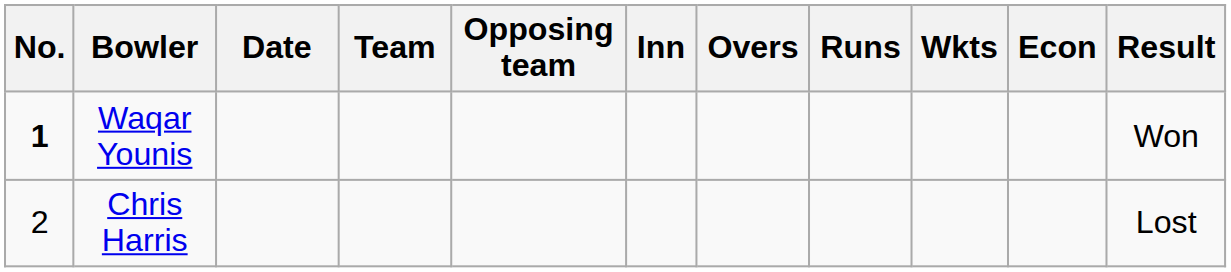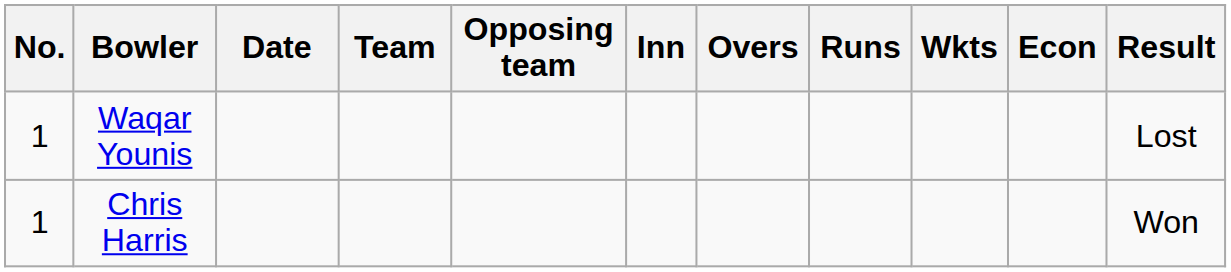(40, 135) bold -> (40, 135) normal
(1166, 135) Won -> (1166, 135) Lost
(40, 222) 2 -> (40, 222) 1
(1166, 222) Lost -> (1166, 222) Won
